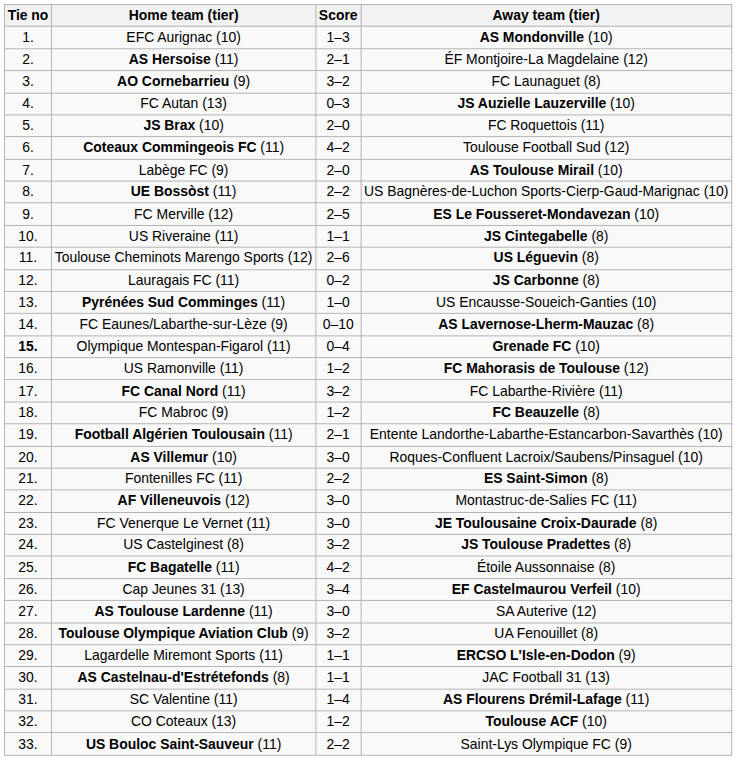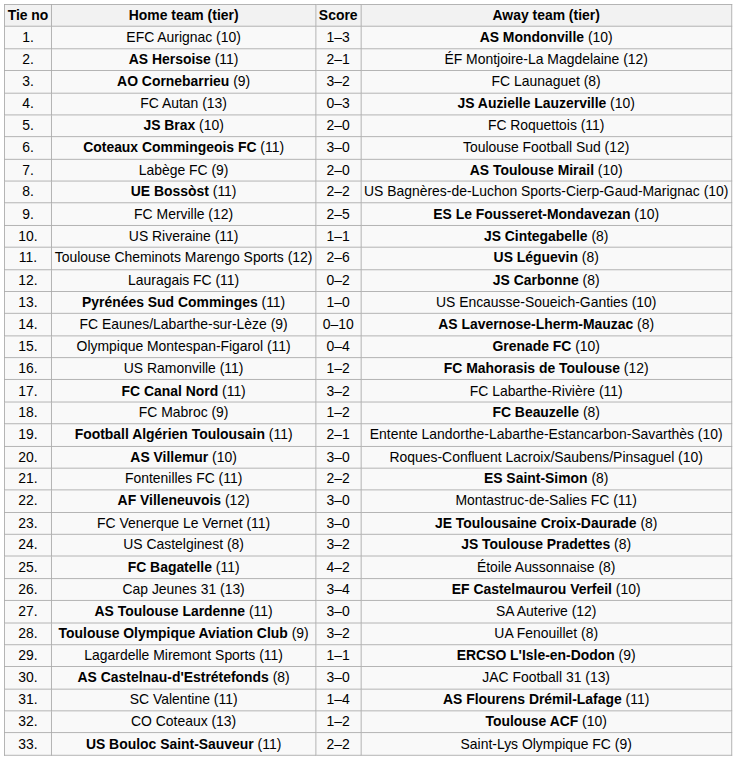(338, 147) 4–2 -> (338, 147) 3–0
(28, 346) bold -> (28, 346) normal
(338, 677) 1–1 -> (338, 677) 3–0
